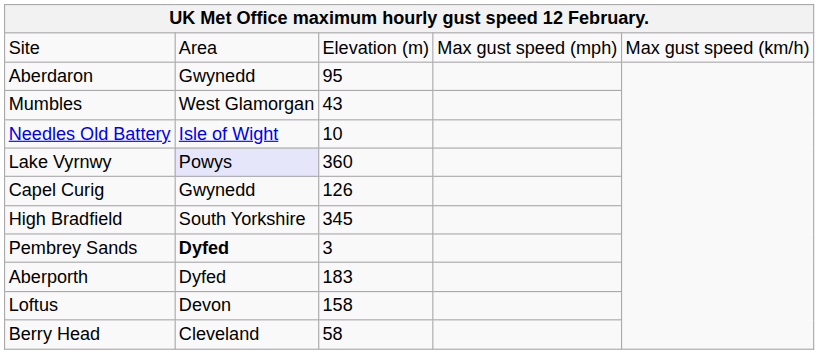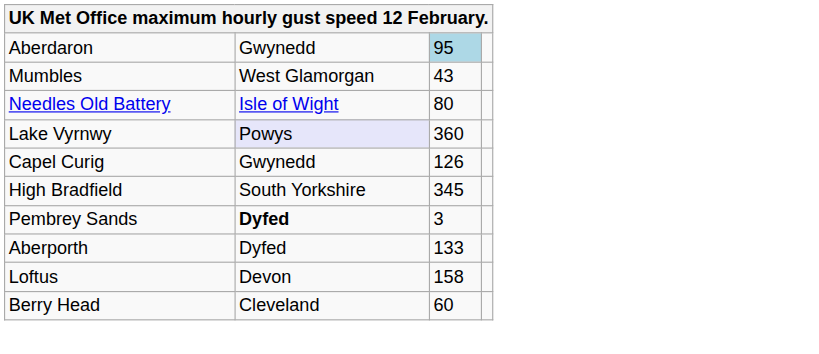- row: (24, 47)
(333, 76) no background -> (444, 47) lightblue background
(333, 133) 10 -> (444, 104) 80
(338, 276) 183 -> (449, 248) 133
(333, 334) 58 -> (444, 305) 60
